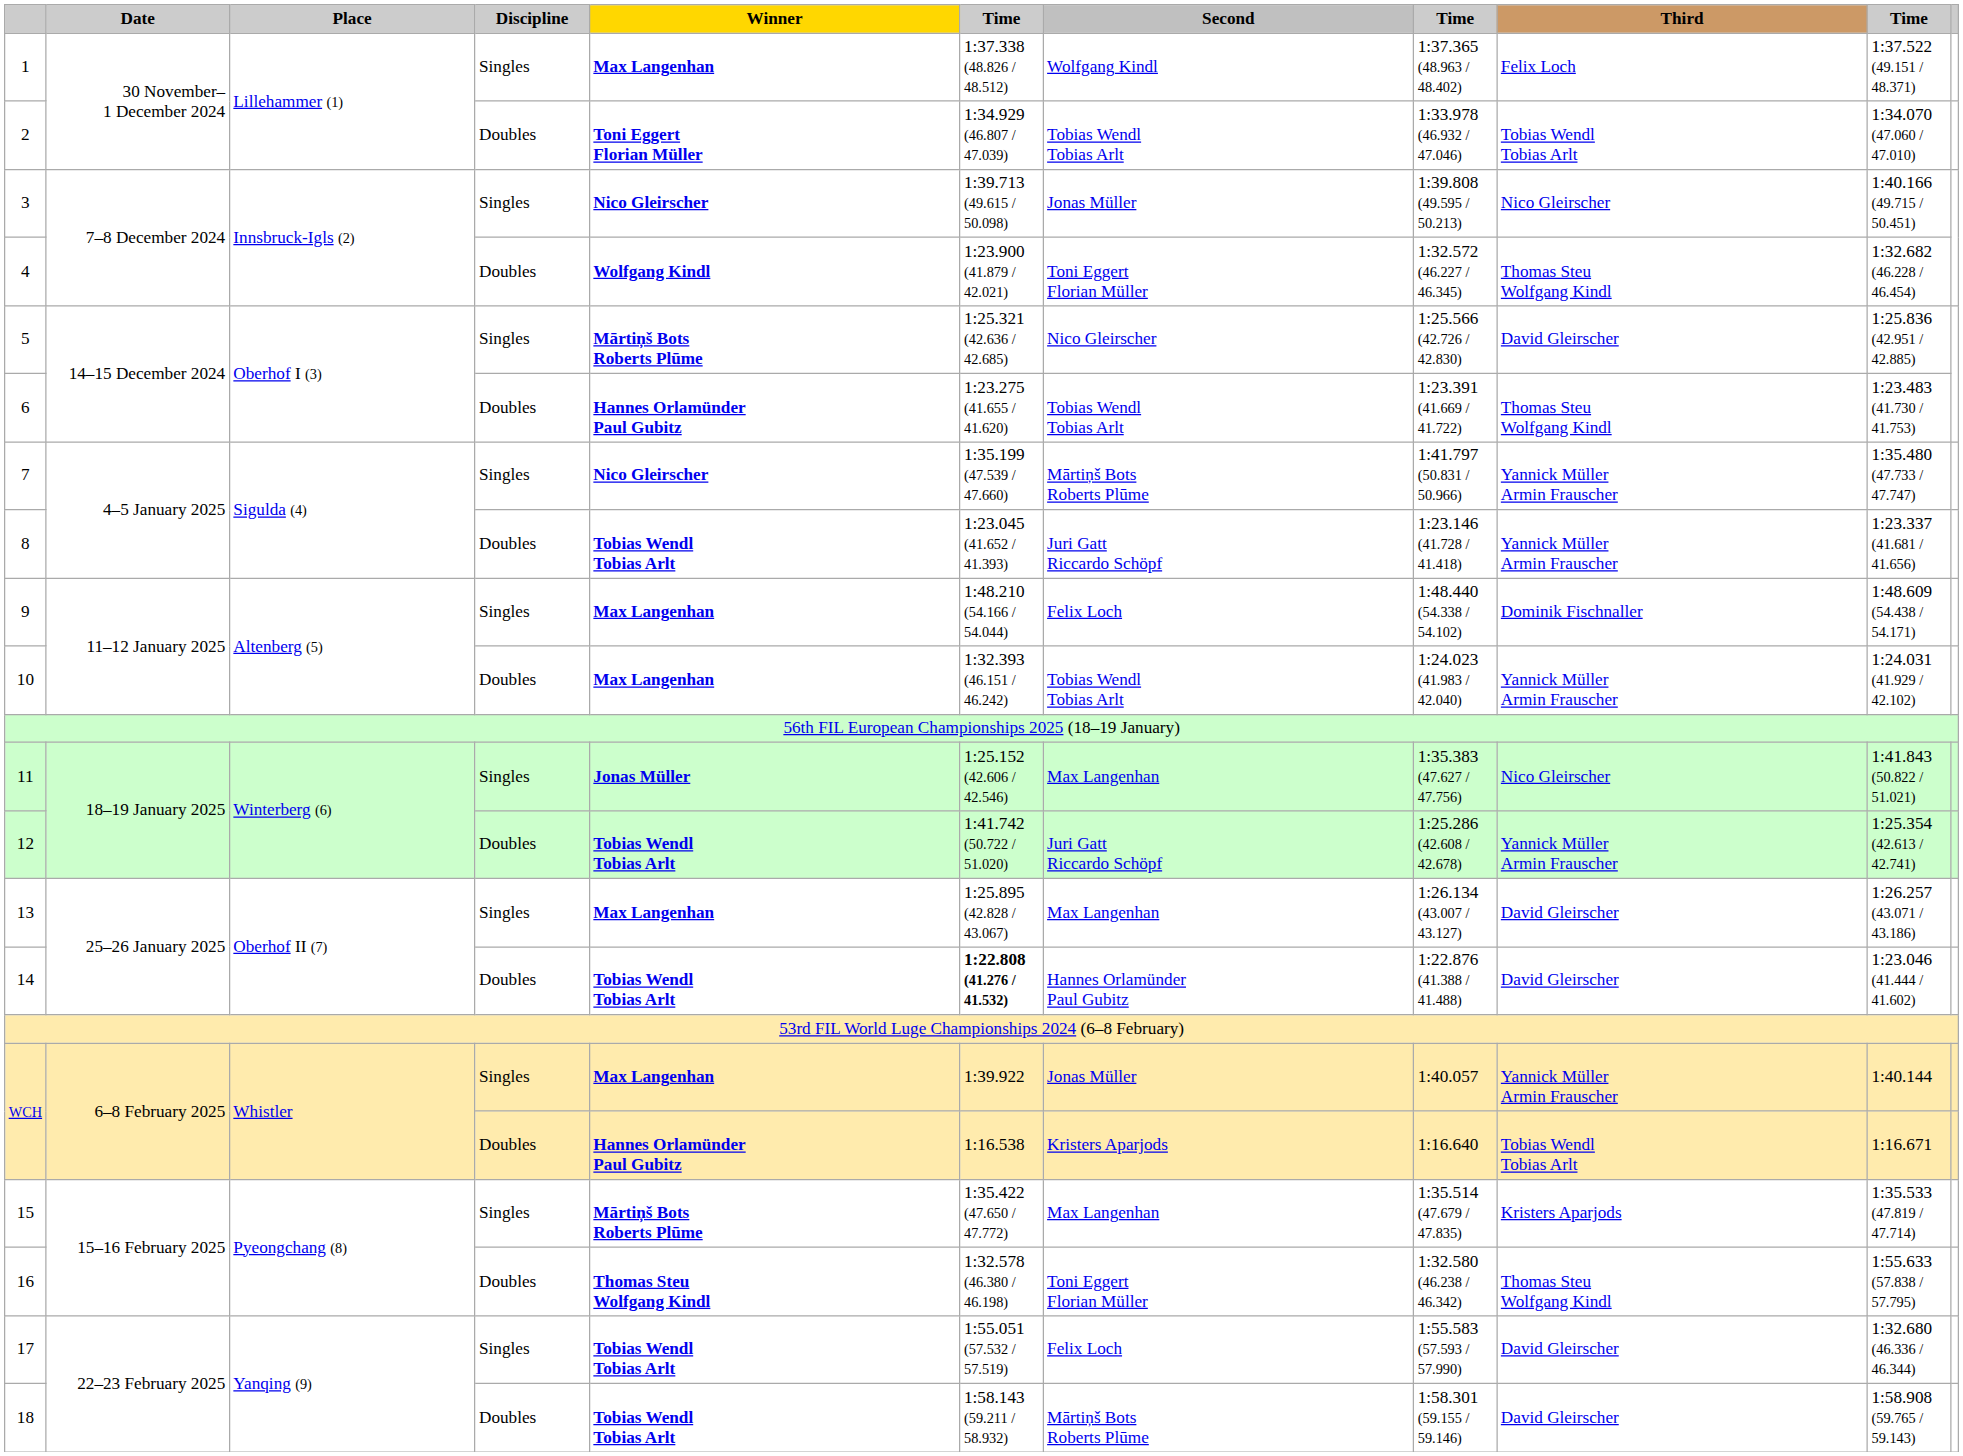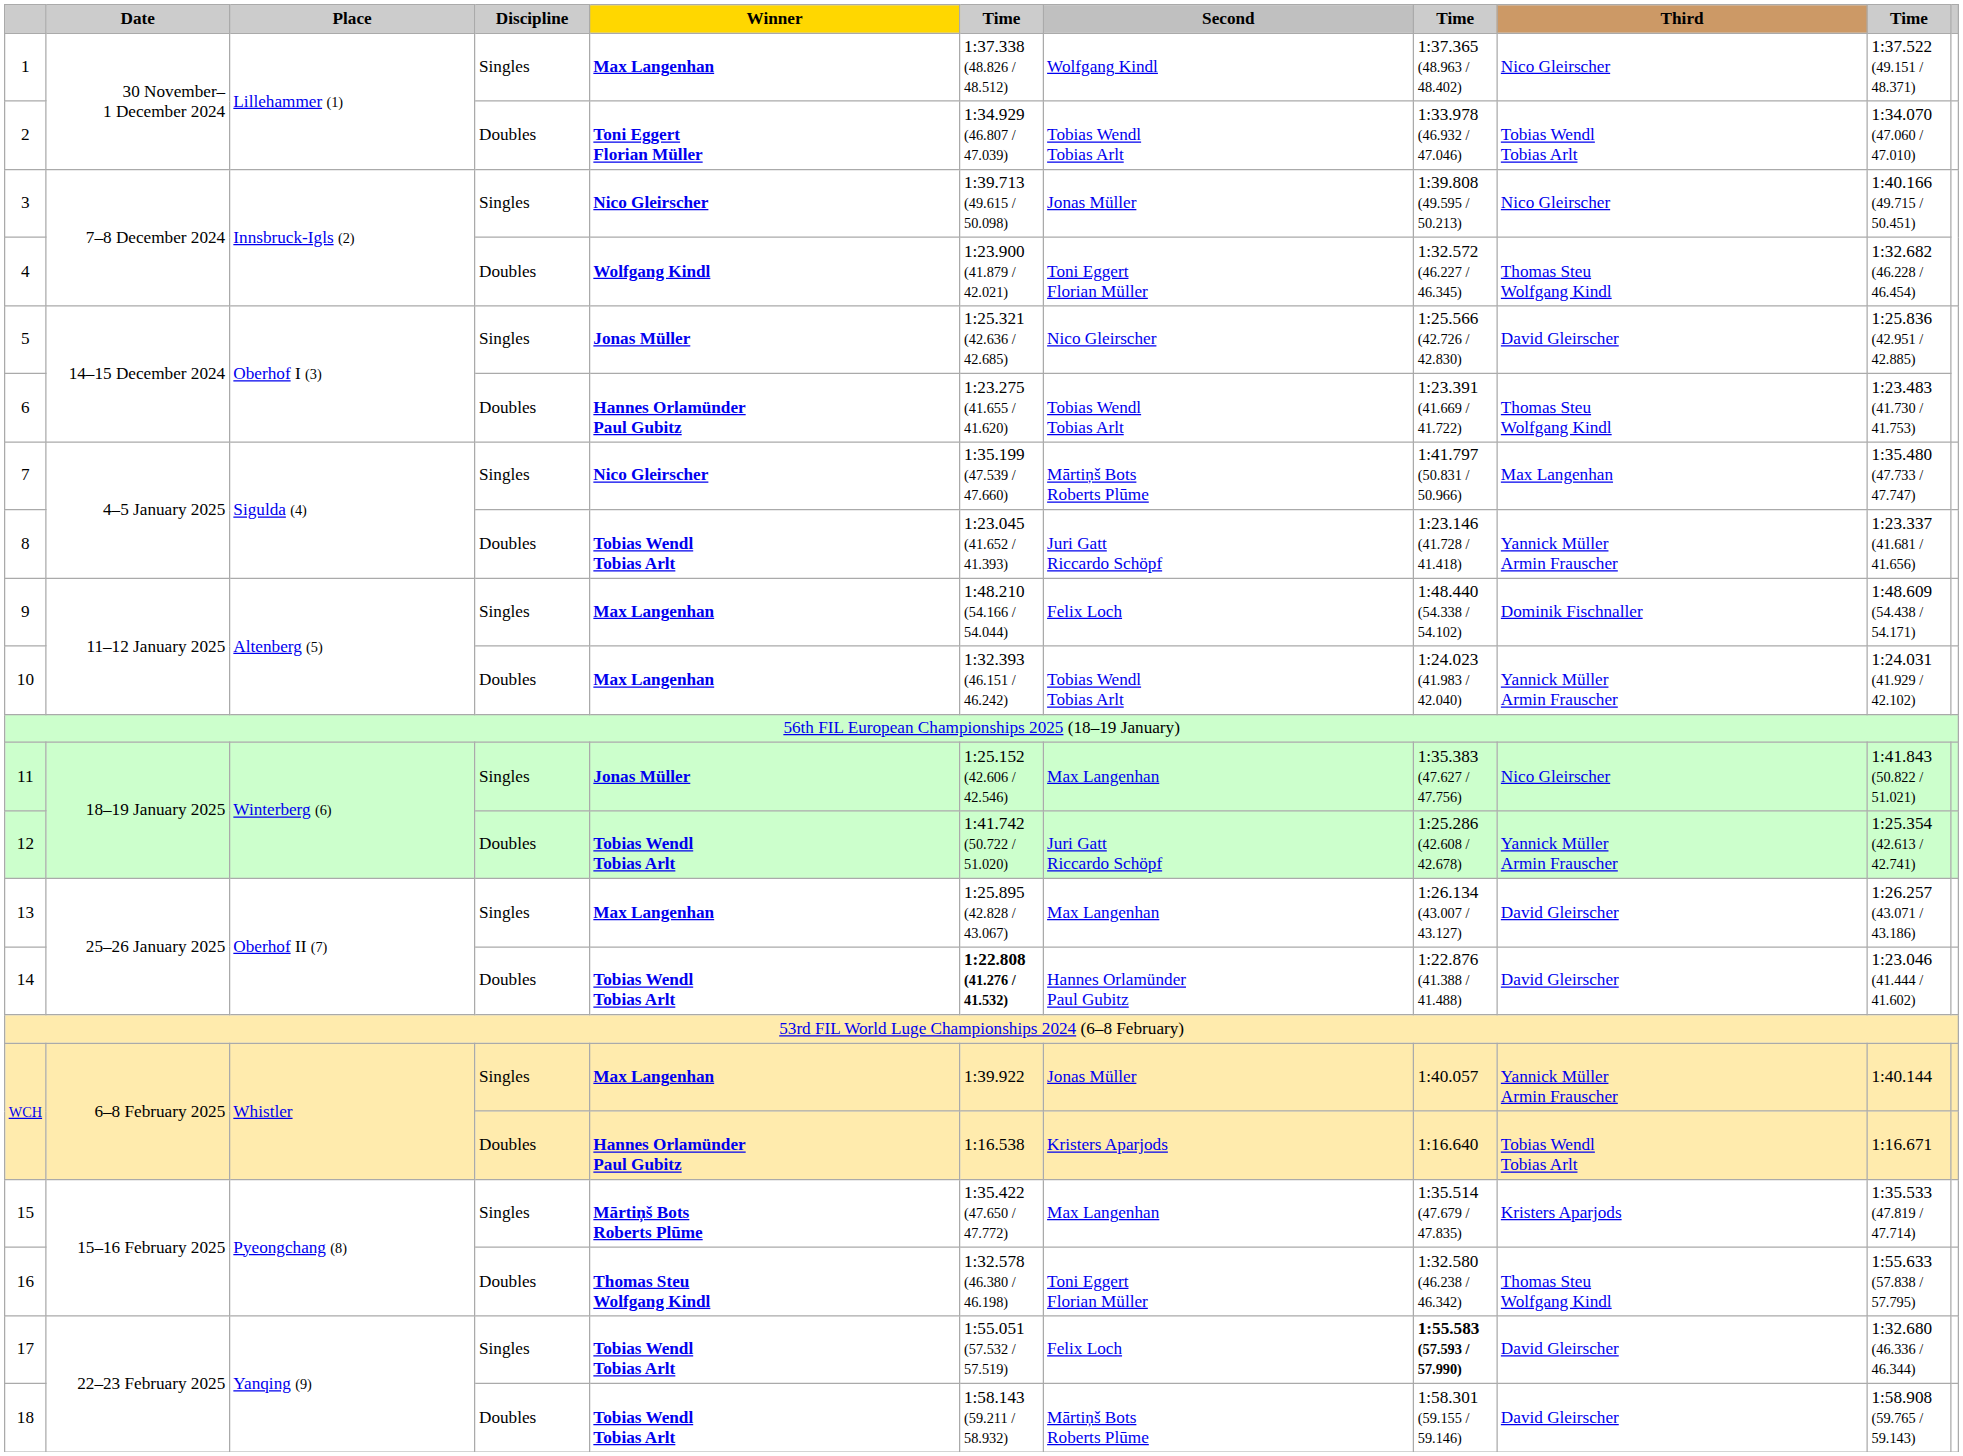(1538, 66) Felix Loch -> (1556, 66) Nico Gleirscher
(648, 348) Mārtiņš Bots Roberts Plūme -> (642, 338) Jonas Müller
(1559, 485) Yannick Müller Armin Frauscher -> (1557, 475) Max Langenhan
(1448, 1348) normal -> (1449, 1348) bold
